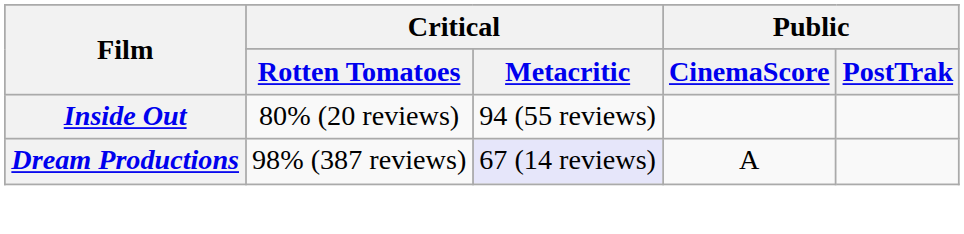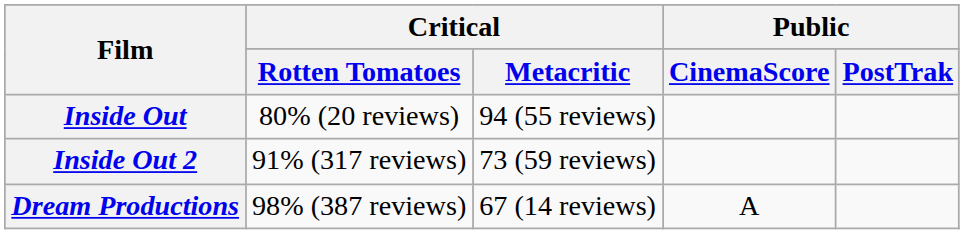+ row: (125, 160)
(568, 160) lavender background -> (568, 205) no background
